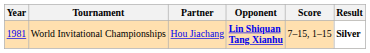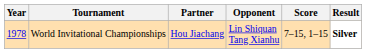(16, 34) 1981 -> (16, 34) 1978
(256, 34) bold -> (254, 34) normal
